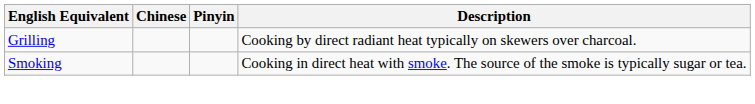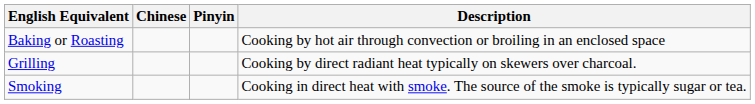+ row: (66, 39)
